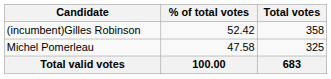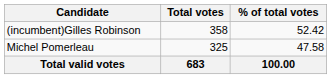columns swapped: (292, 13) <-> (209, 13)
